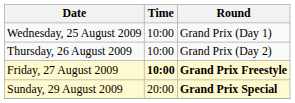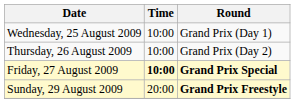(234, 70) Grand Prix Freestyle -> (229, 70) Grand Prix Special
(229, 88) Grand Prix Special -> (234, 88) Grand Prix Freestyle
